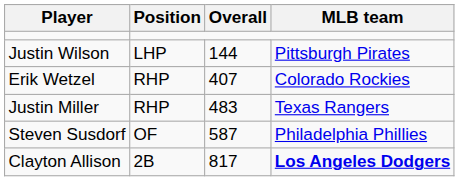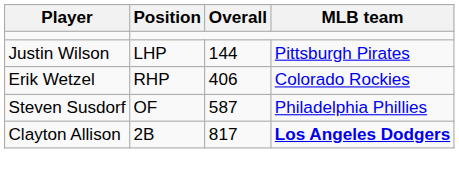(223, 80) 407 -> (223, 80) 406
- row: (54, 107)
